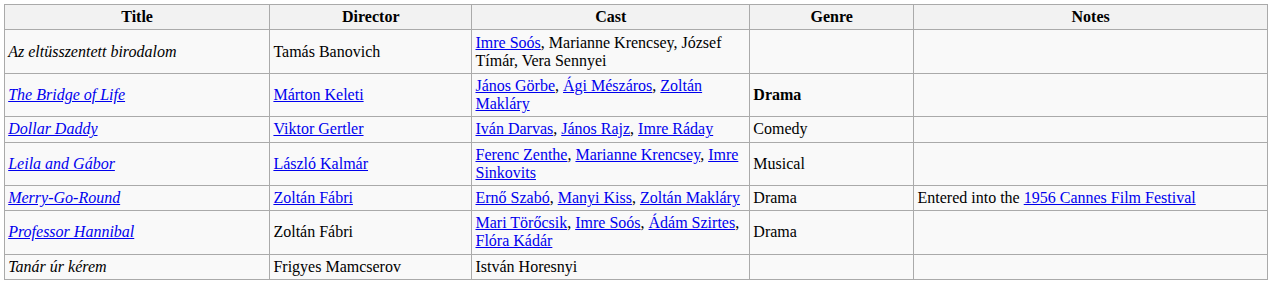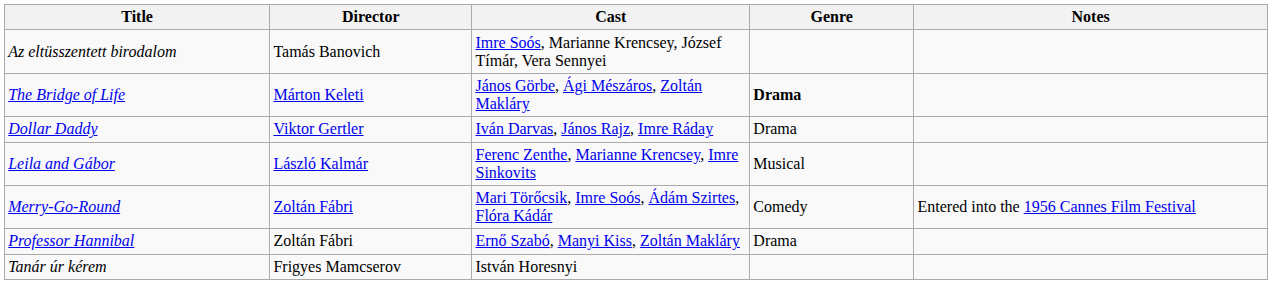(780, 129) Comedy -> (775, 129) Drama
(608, 198) Ernő Szabó, Manyi Kiss, Zoltán Makláry -> (607, 207) Mari Törőcsik, Imre Soós, Ádám Szirtes, Flóra Kádár
(775, 198) Drama -> (780, 207) Comedy
(607, 232) Mari Törőcsik, Imre Soós, Ádám Szirtes, Flóra Kádár -> (608, 241) Ernő Szabó, Manyi Kiss, Zoltán Makláry
